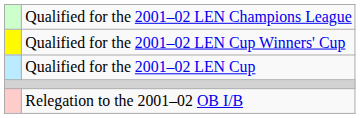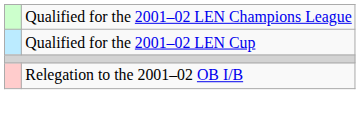- row: (185, 42)
